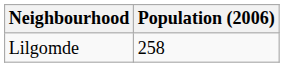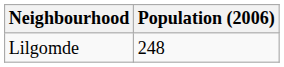(151, 47) 258 -> (151, 47) 248
